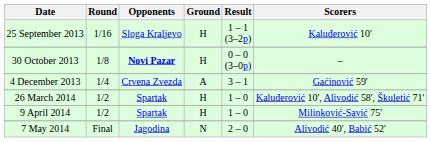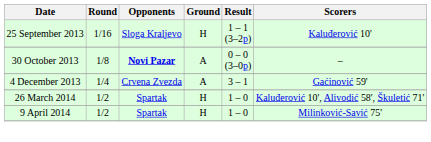(203, 60) H -> (203, 60) A
- row: (45, 129)
